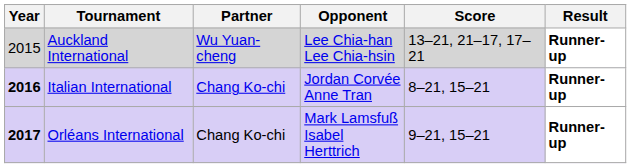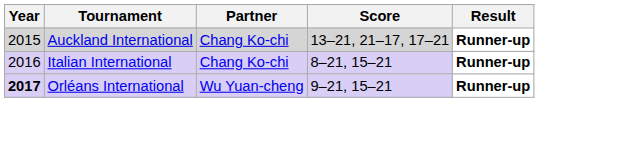- column: (353, 17)
(228, 48) Wu Yuan-cheng -> (244, 40) Chang Ko-chi
(24, 87) bold -> (24, 63) normal
(241, 135) Chang Ko-chi -> (252, 86) Wu Yuan-cheng
